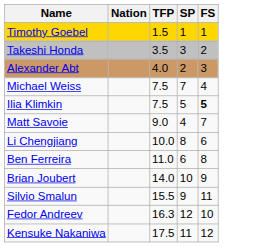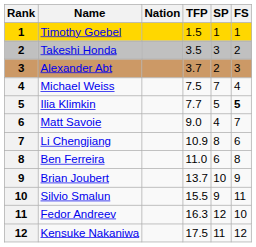+ column: (21, 13)
(160, 68) 4.0 -> (194, 68) 3.7
(160, 104) 7.5 -> (194, 104) 7.7
(163, 141) 10.0 -> (197, 141) 10.9
(163, 178) 14.0 -> (197, 178) 13.7
